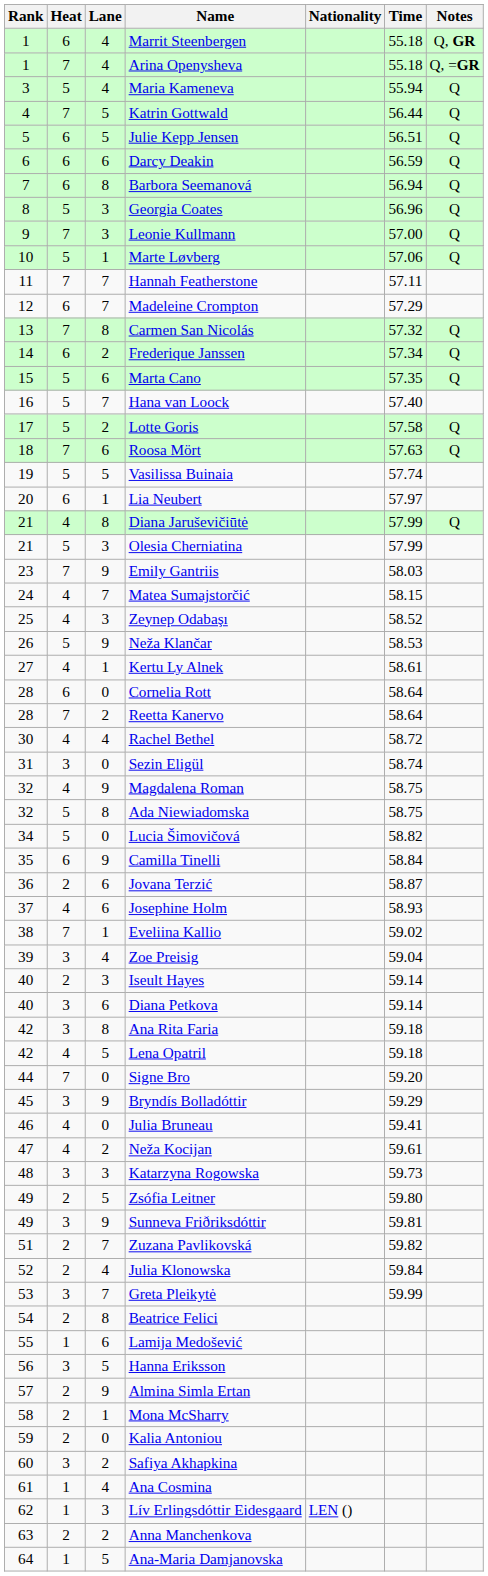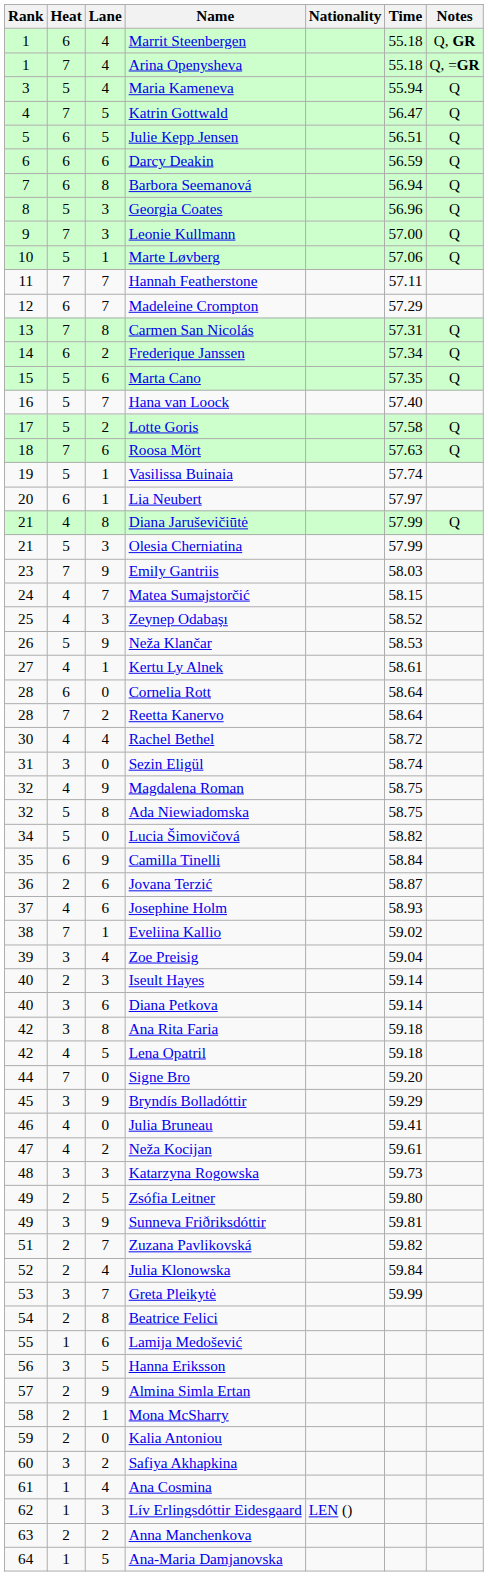(405, 112) 56.44 -> (405, 112) 56.47
(405, 329) 57.32 -> (405, 329) 57.31
(105, 474) 5 -> (105, 474) 1
